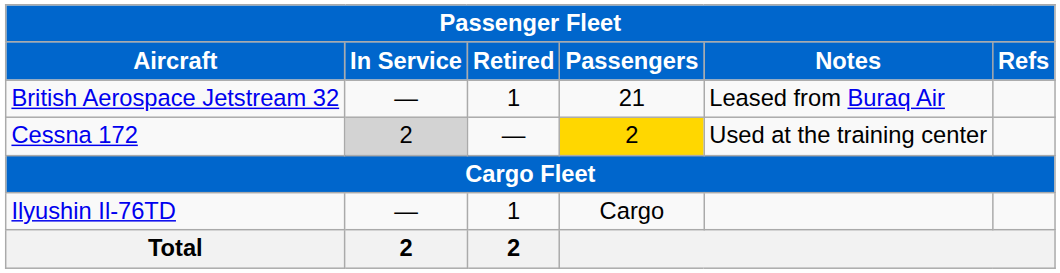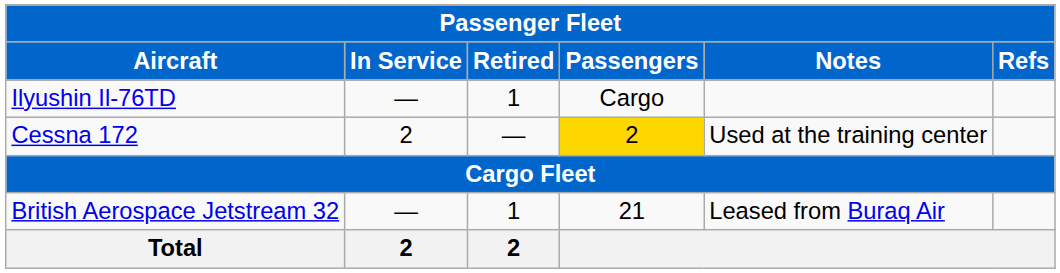rows swapped: (175, 98) <-> (94, 211)
(406, 135) lightgrey background -> (406, 135) no background
